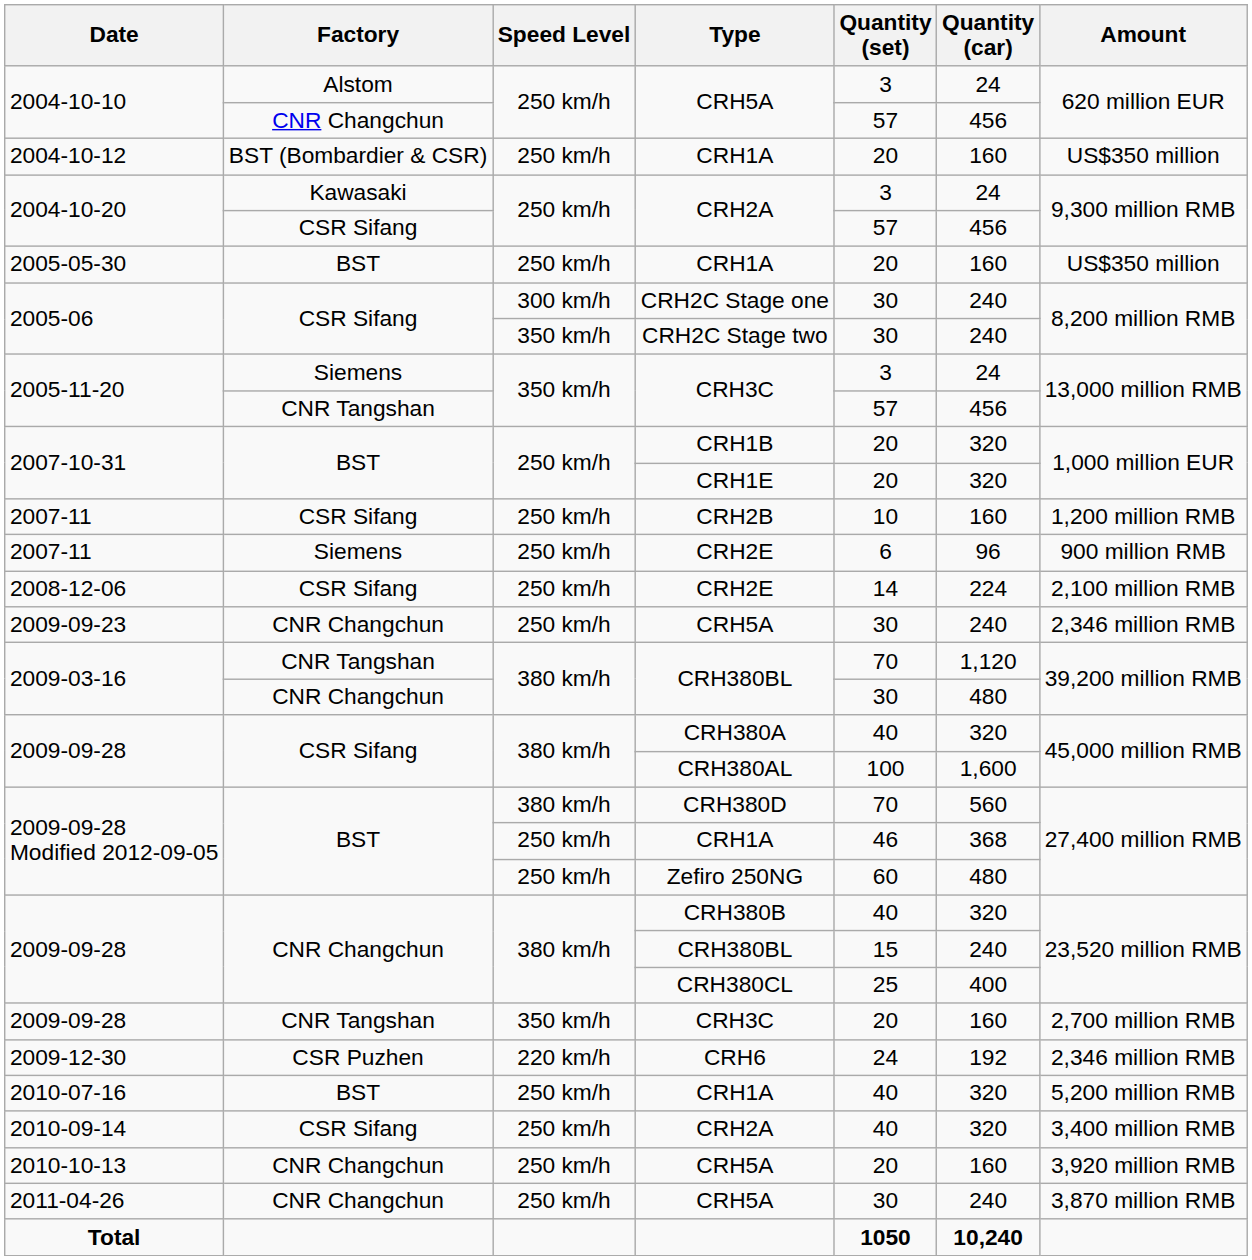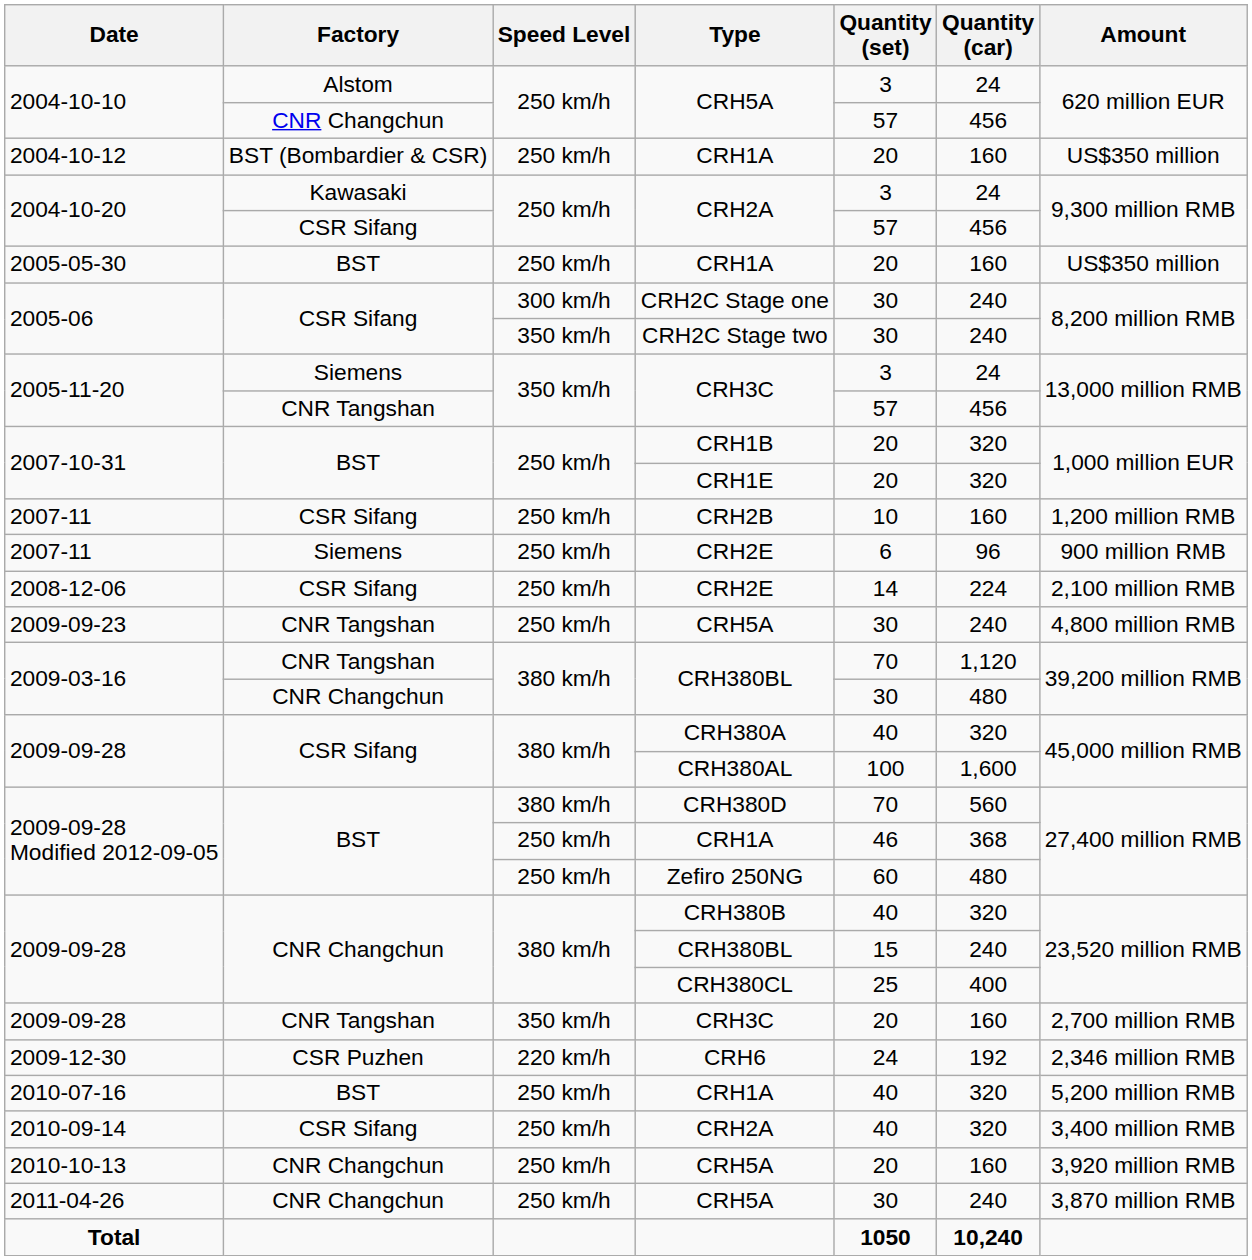(358, 624) CNR Changchun -> (358, 624) CNR Tangshan
(1143, 624) 2,346 million RMB -> (1143, 624) 4,800 million RMB
